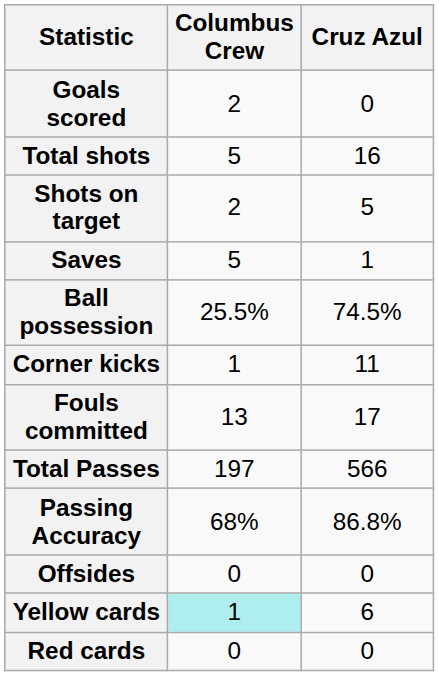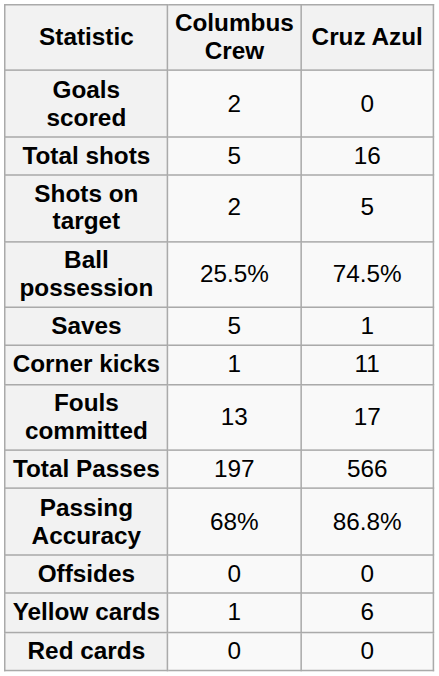rows swapped: (86, 260) <-> (86, 312)
(234, 612) paleturquoise background -> (234, 612) no background
